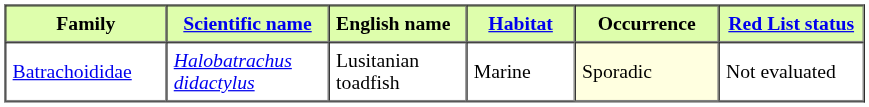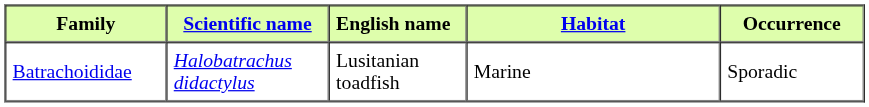- column: (791, 23)
(617, 71) lightyellow background -> (762, 71) no background
